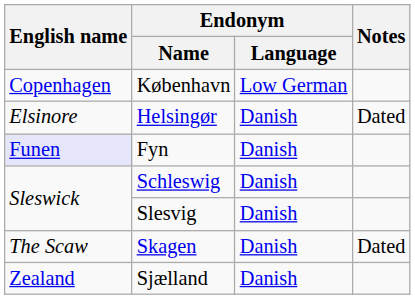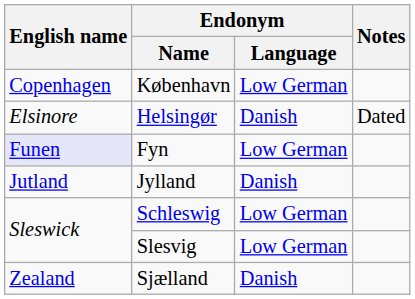(269, 149) Danish -> (294, 149) Low German
+ row: (166, 181)
(269, 181) Danish -> (294, 213) Low German
(269, 213) Danish -> (294, 246) Low German
- row: (167, 246)
